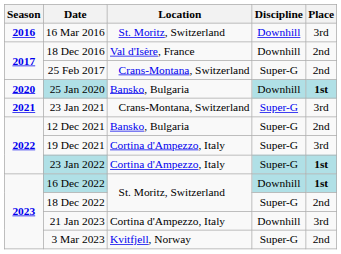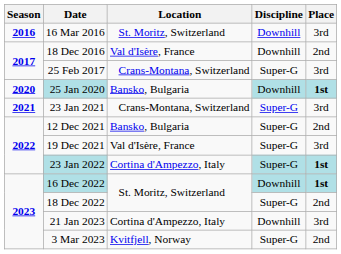(321, 70) 2nd -> (321, 70) 3rd
(168, 145) Cortina d'Ampezzo, Italy -> (152, 145) Val d'Isère, France
